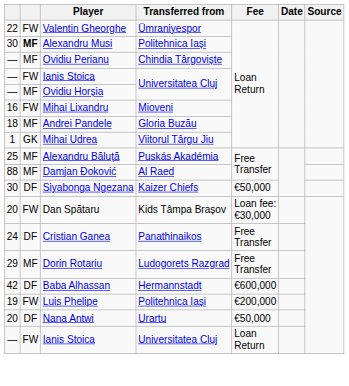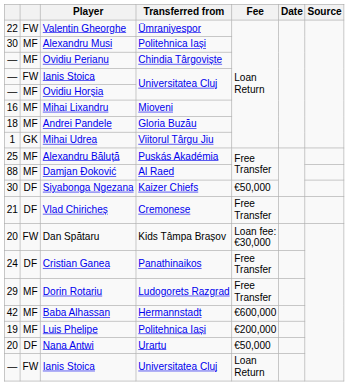(30, 44) bold -> (30, 44) normal
(30, 108) FW -> (30, 108) MF
+ row: (75, 209)
(30, 286) DF -> (30, 313) MF
(30, 302) FW -> (30, 329) MF
